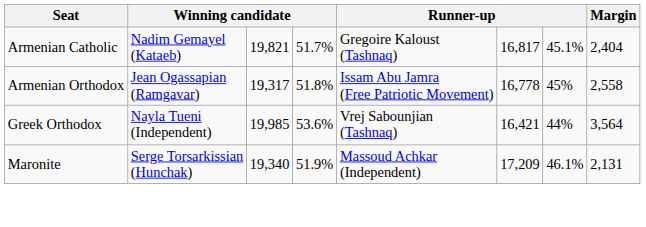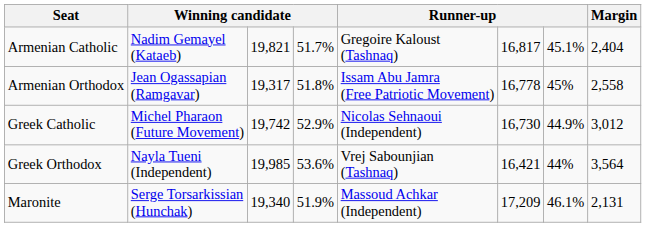+ row: (52, 124)
